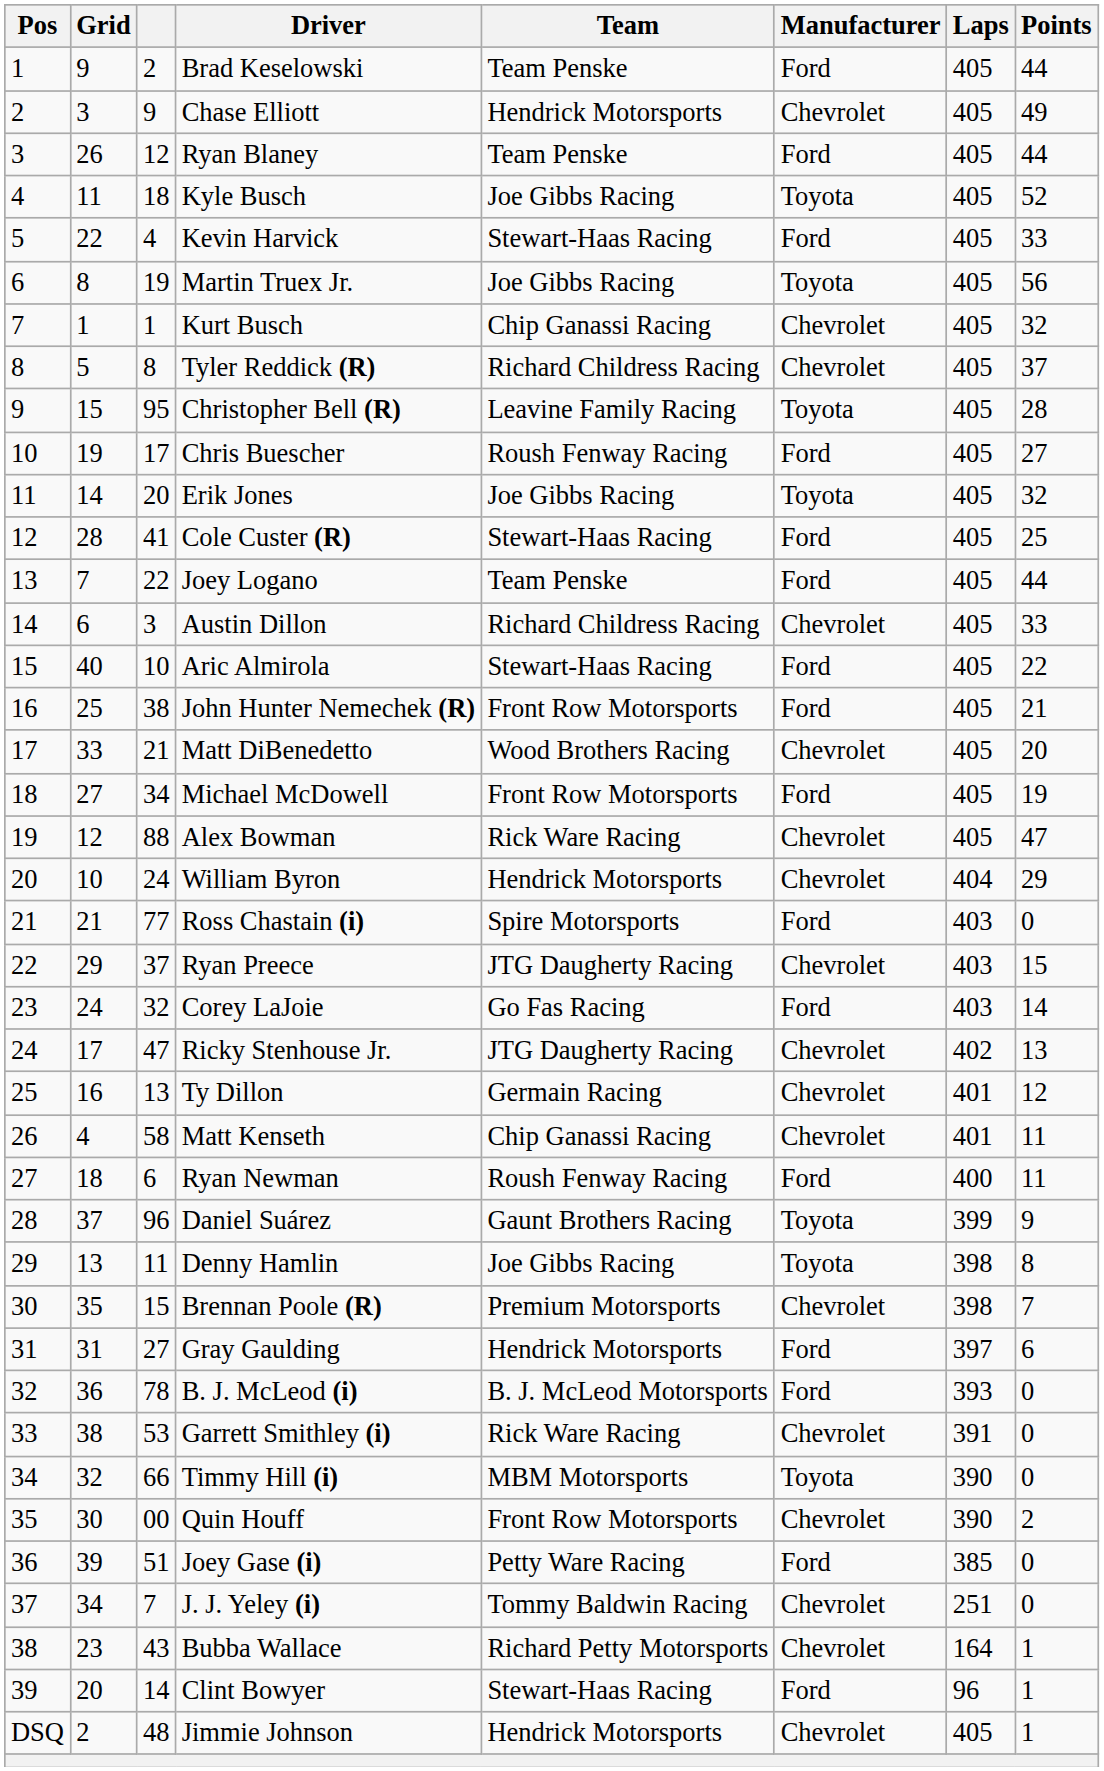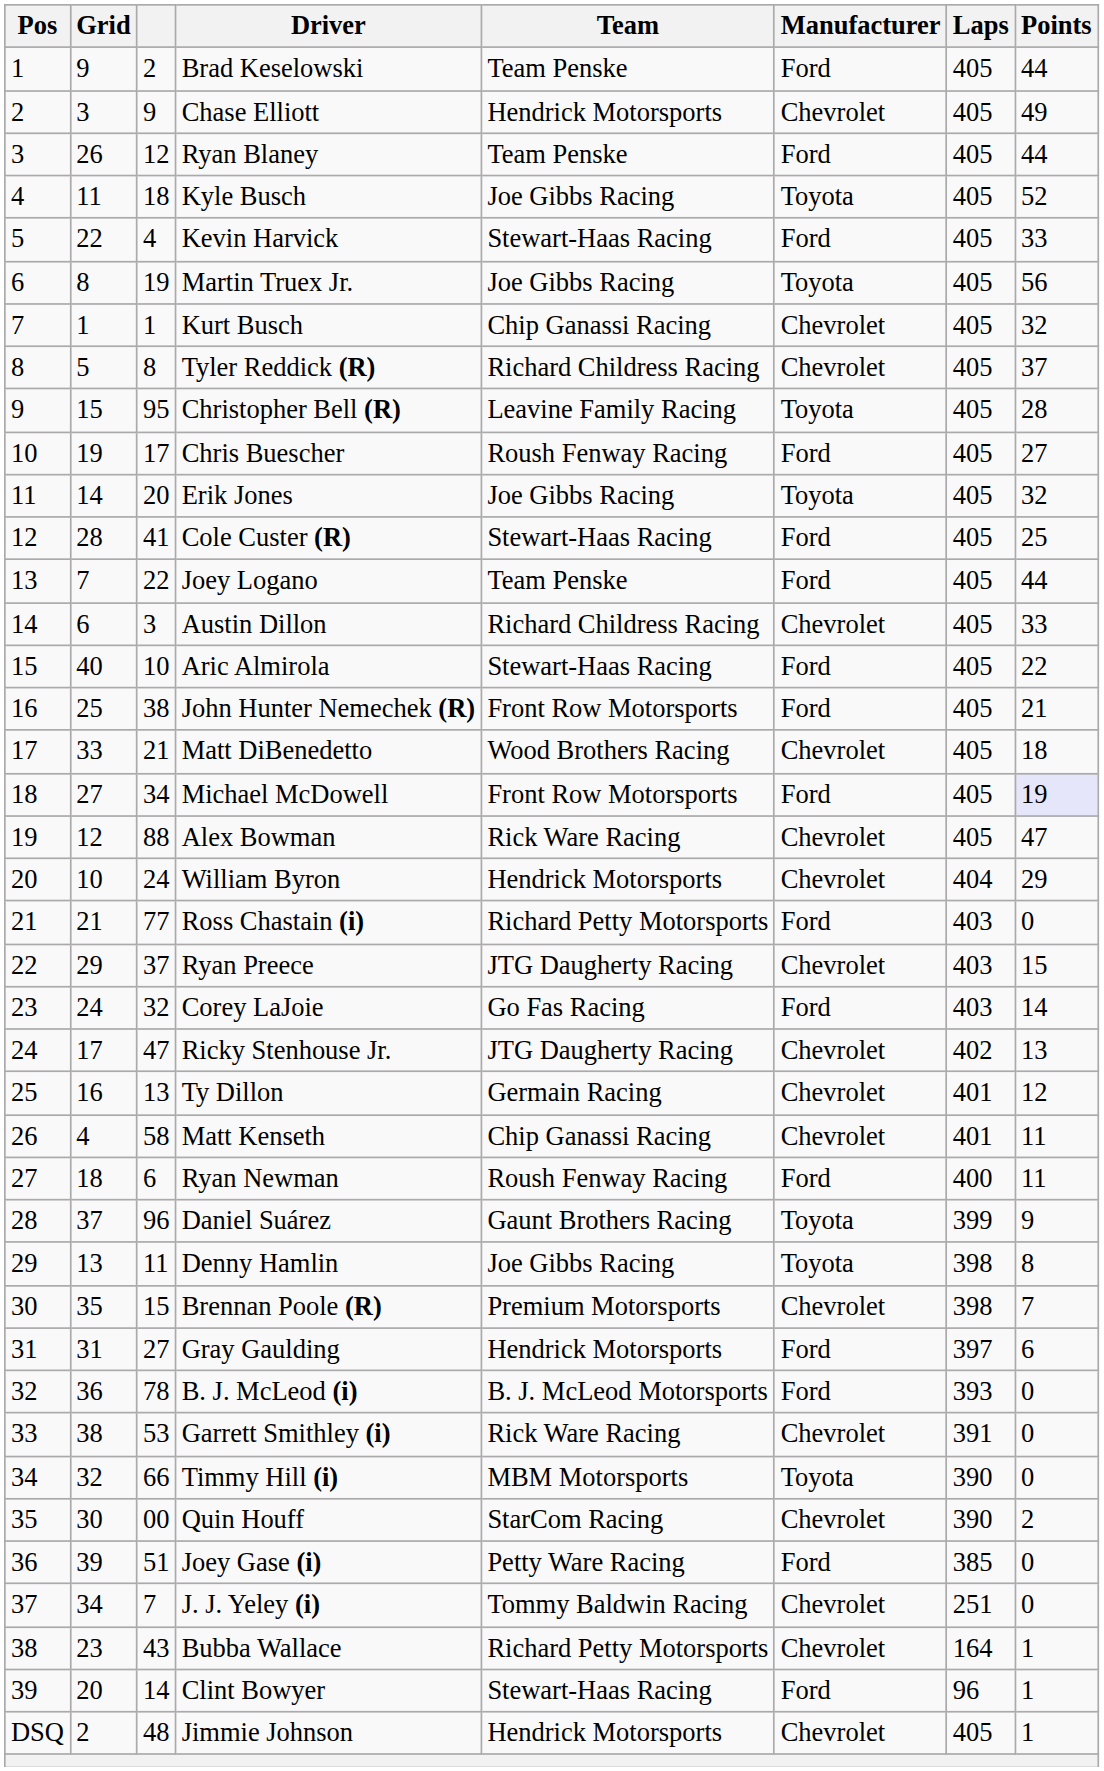(1034, 750) 20 -> (1034, 750) 18
(1034, 793) no background -> (1034, 793) lavender background
(583, 921) Spire Motorsports -> (628, 921) Richard Petty Motorsports
(612, 1519) Front Row Motorsports -> (575, 1519) StarCom Racing
